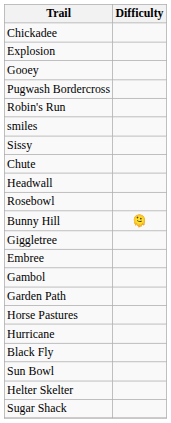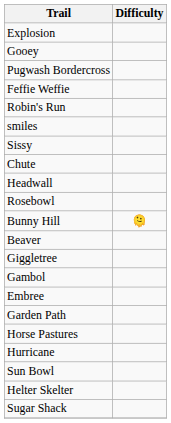- row: (32, 32)
+ row: (38, 88)
+ row: (24, 239)
rows swapped: (26, 258) <-> (26, 277)
- row: (30, 352)
